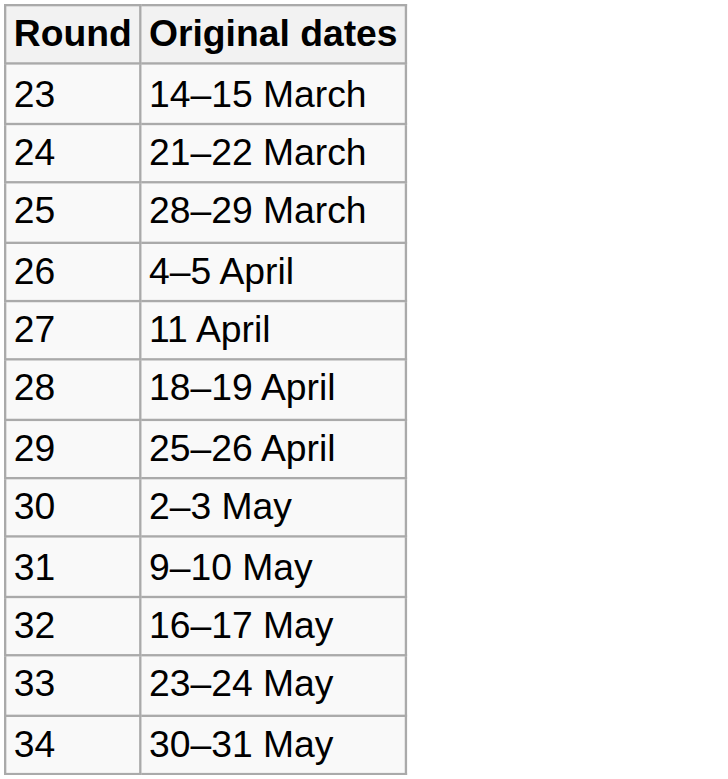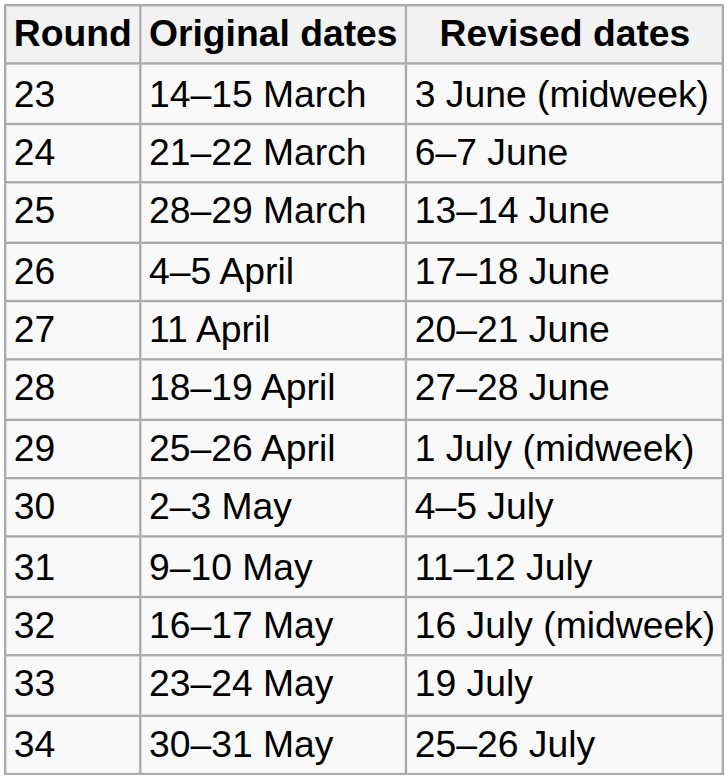+ column: (565, 34)
